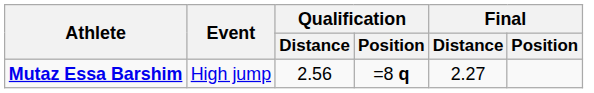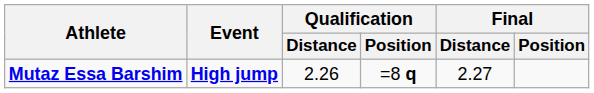(231, 74) normal -> (234, 74) bold
(315, 74) 2.56 -> (321, 74) 2.26
